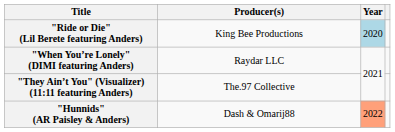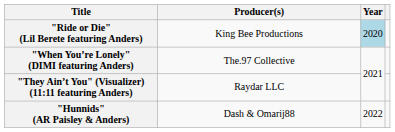(259, 60) Raydar LLC -> (259, 60) The.97 Collective
(259, 87) The.97 Collective -> (259, 87) Raydar LLC
(373, 114) lightsalmon background -> (373, 114) no background
